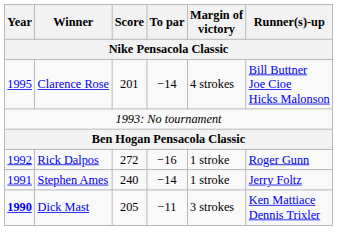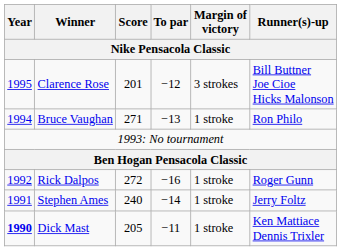(167, 84) −14 -> (171, 84) −12
(212, 84) 4 strokes -> (216, 84) 3 strokes
+ row: (75, 119)
(212, 207) 3 strokes -> (214, 228) 1 stroke
